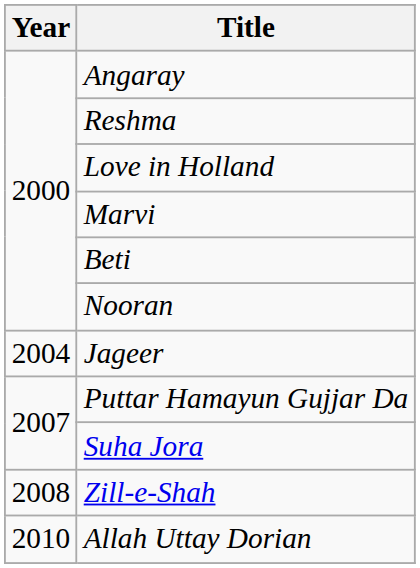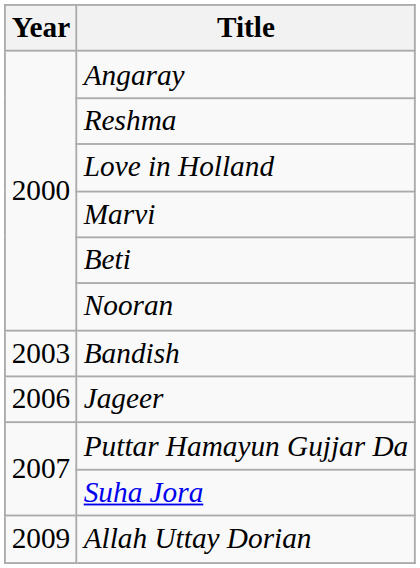+ row: (132, 352)
(41, 352) 2004 -> (41, 399) 2006
- row: (150, 492)
(41, 538) 2010 -> (41, 538) 2009
